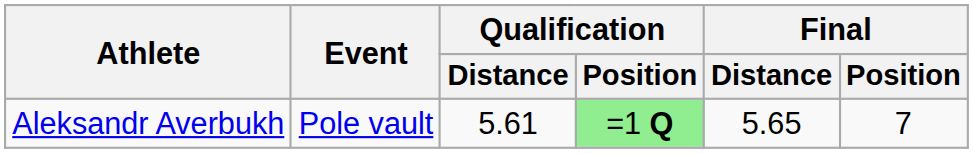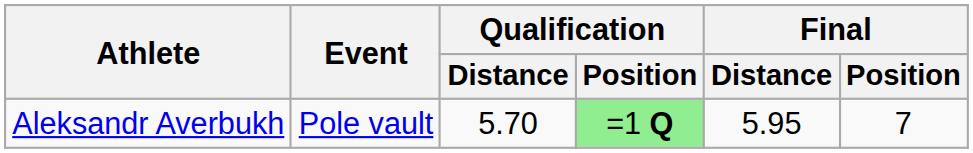(508, 124) 5.61 -> (508, 124) 5.70
(772, 124) 5.65 -> (772, 124) 5.95
